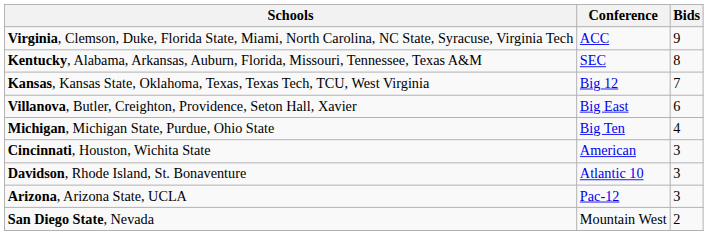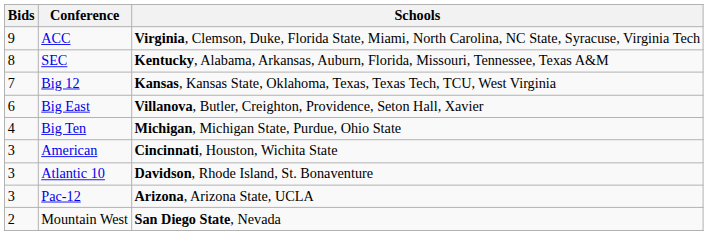columns swapped: (687, 15) <-> (291, 15)
